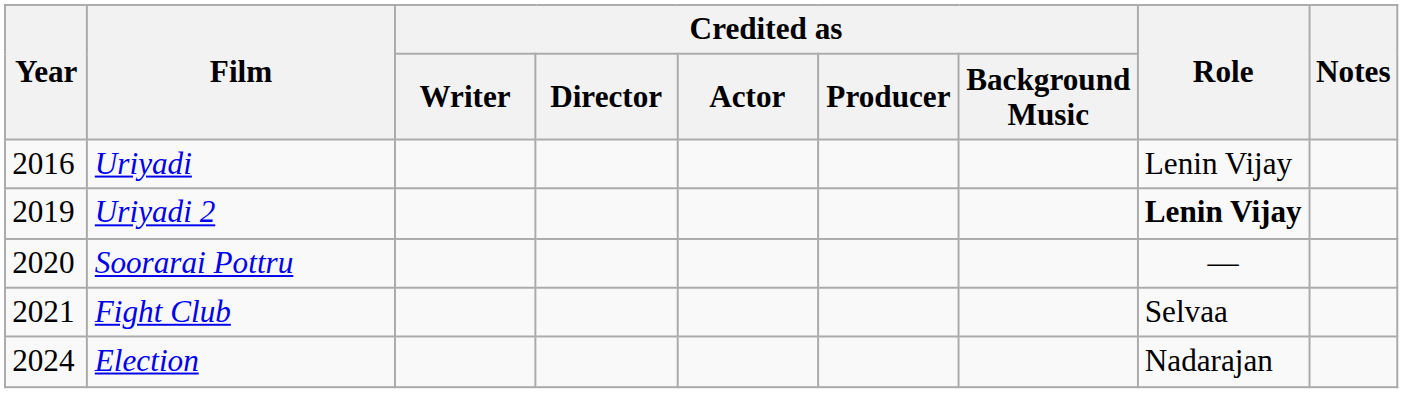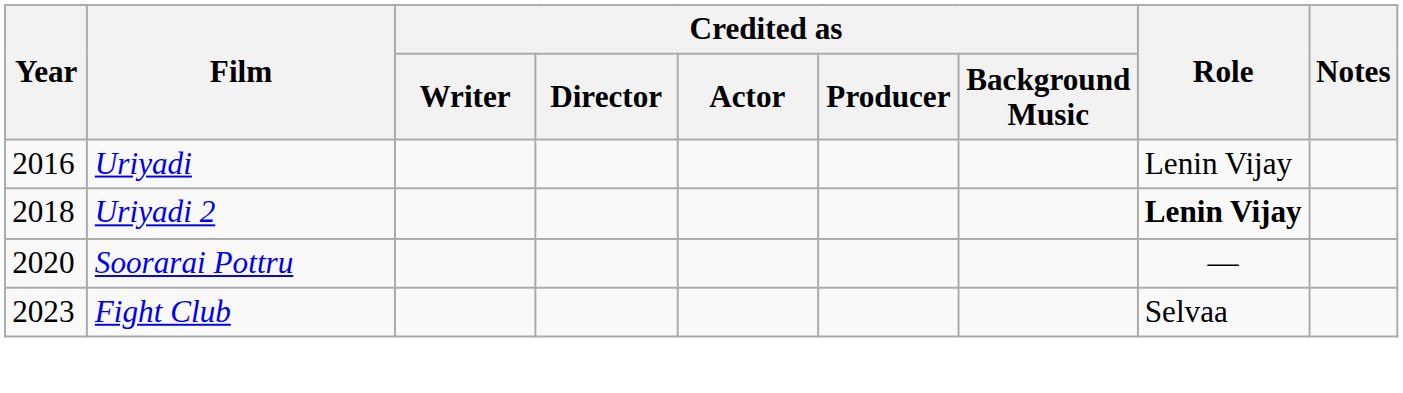(43, 212) 2019 -> (43, 212) 2018
(43, 311) 2021 -> (43, 311) 2023
- row: (147, 361)
